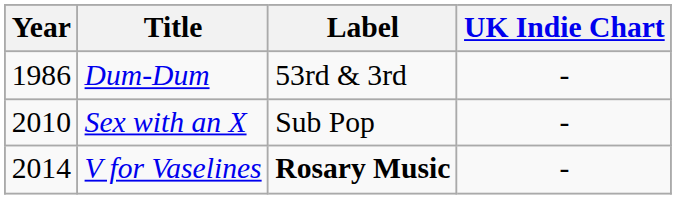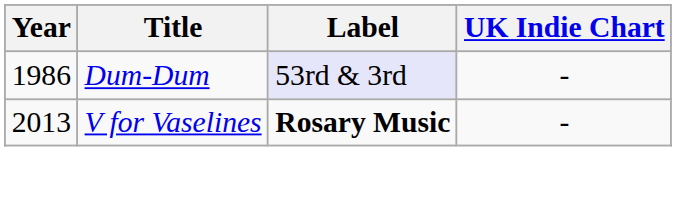(341, 74) no background -> (341, 74) lavender background
- row: (166, 121)
(41, 168) 2014 -> (41, 121) 2013
